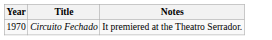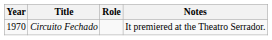+ column: (112, 12)
